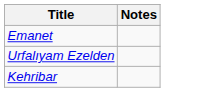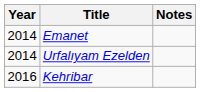+ column: (22, 15)
